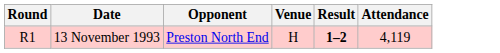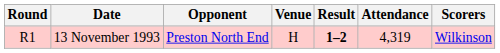+ column: (463, 15)
(395, 37) 4,119 -> (395, 37) 4,319
